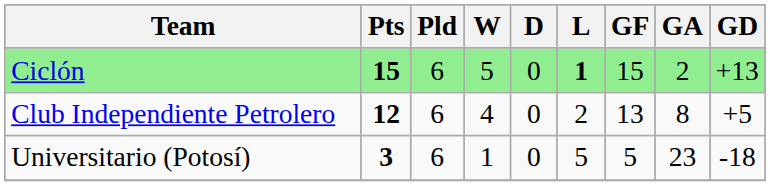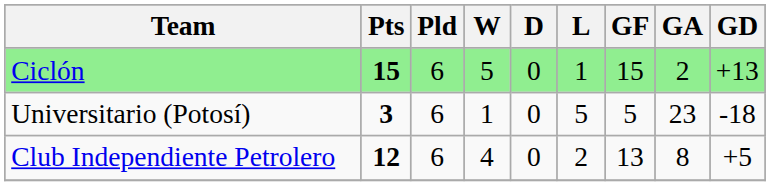(581, 69) bold -> (581, 69) normal
rows swapped: (173, 113) <-> (131, 157)
